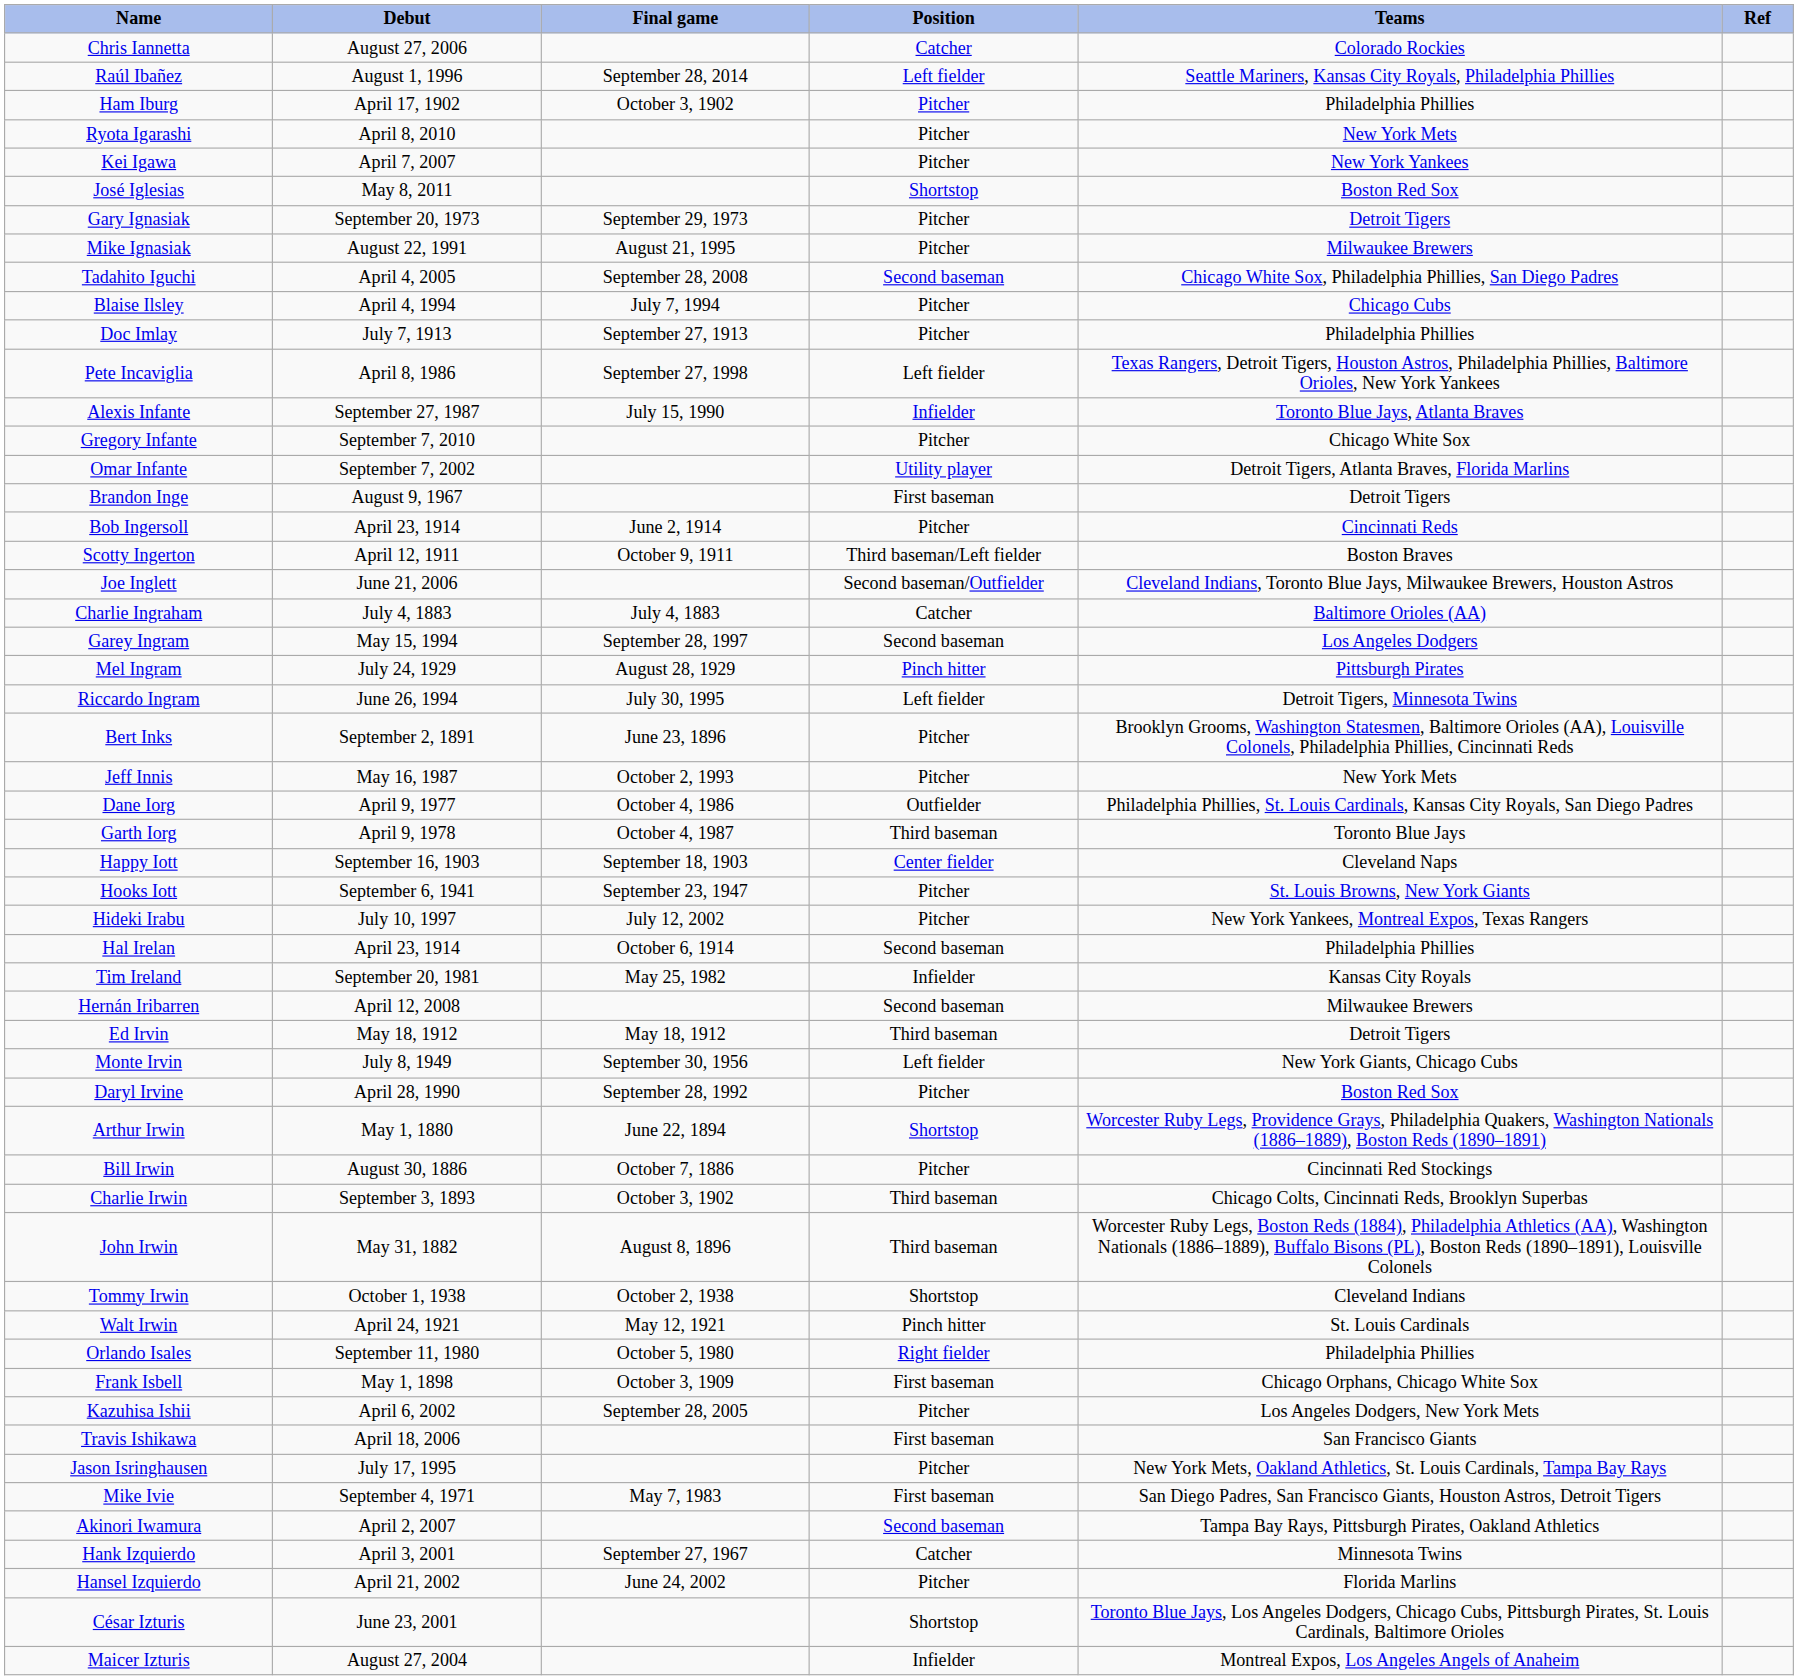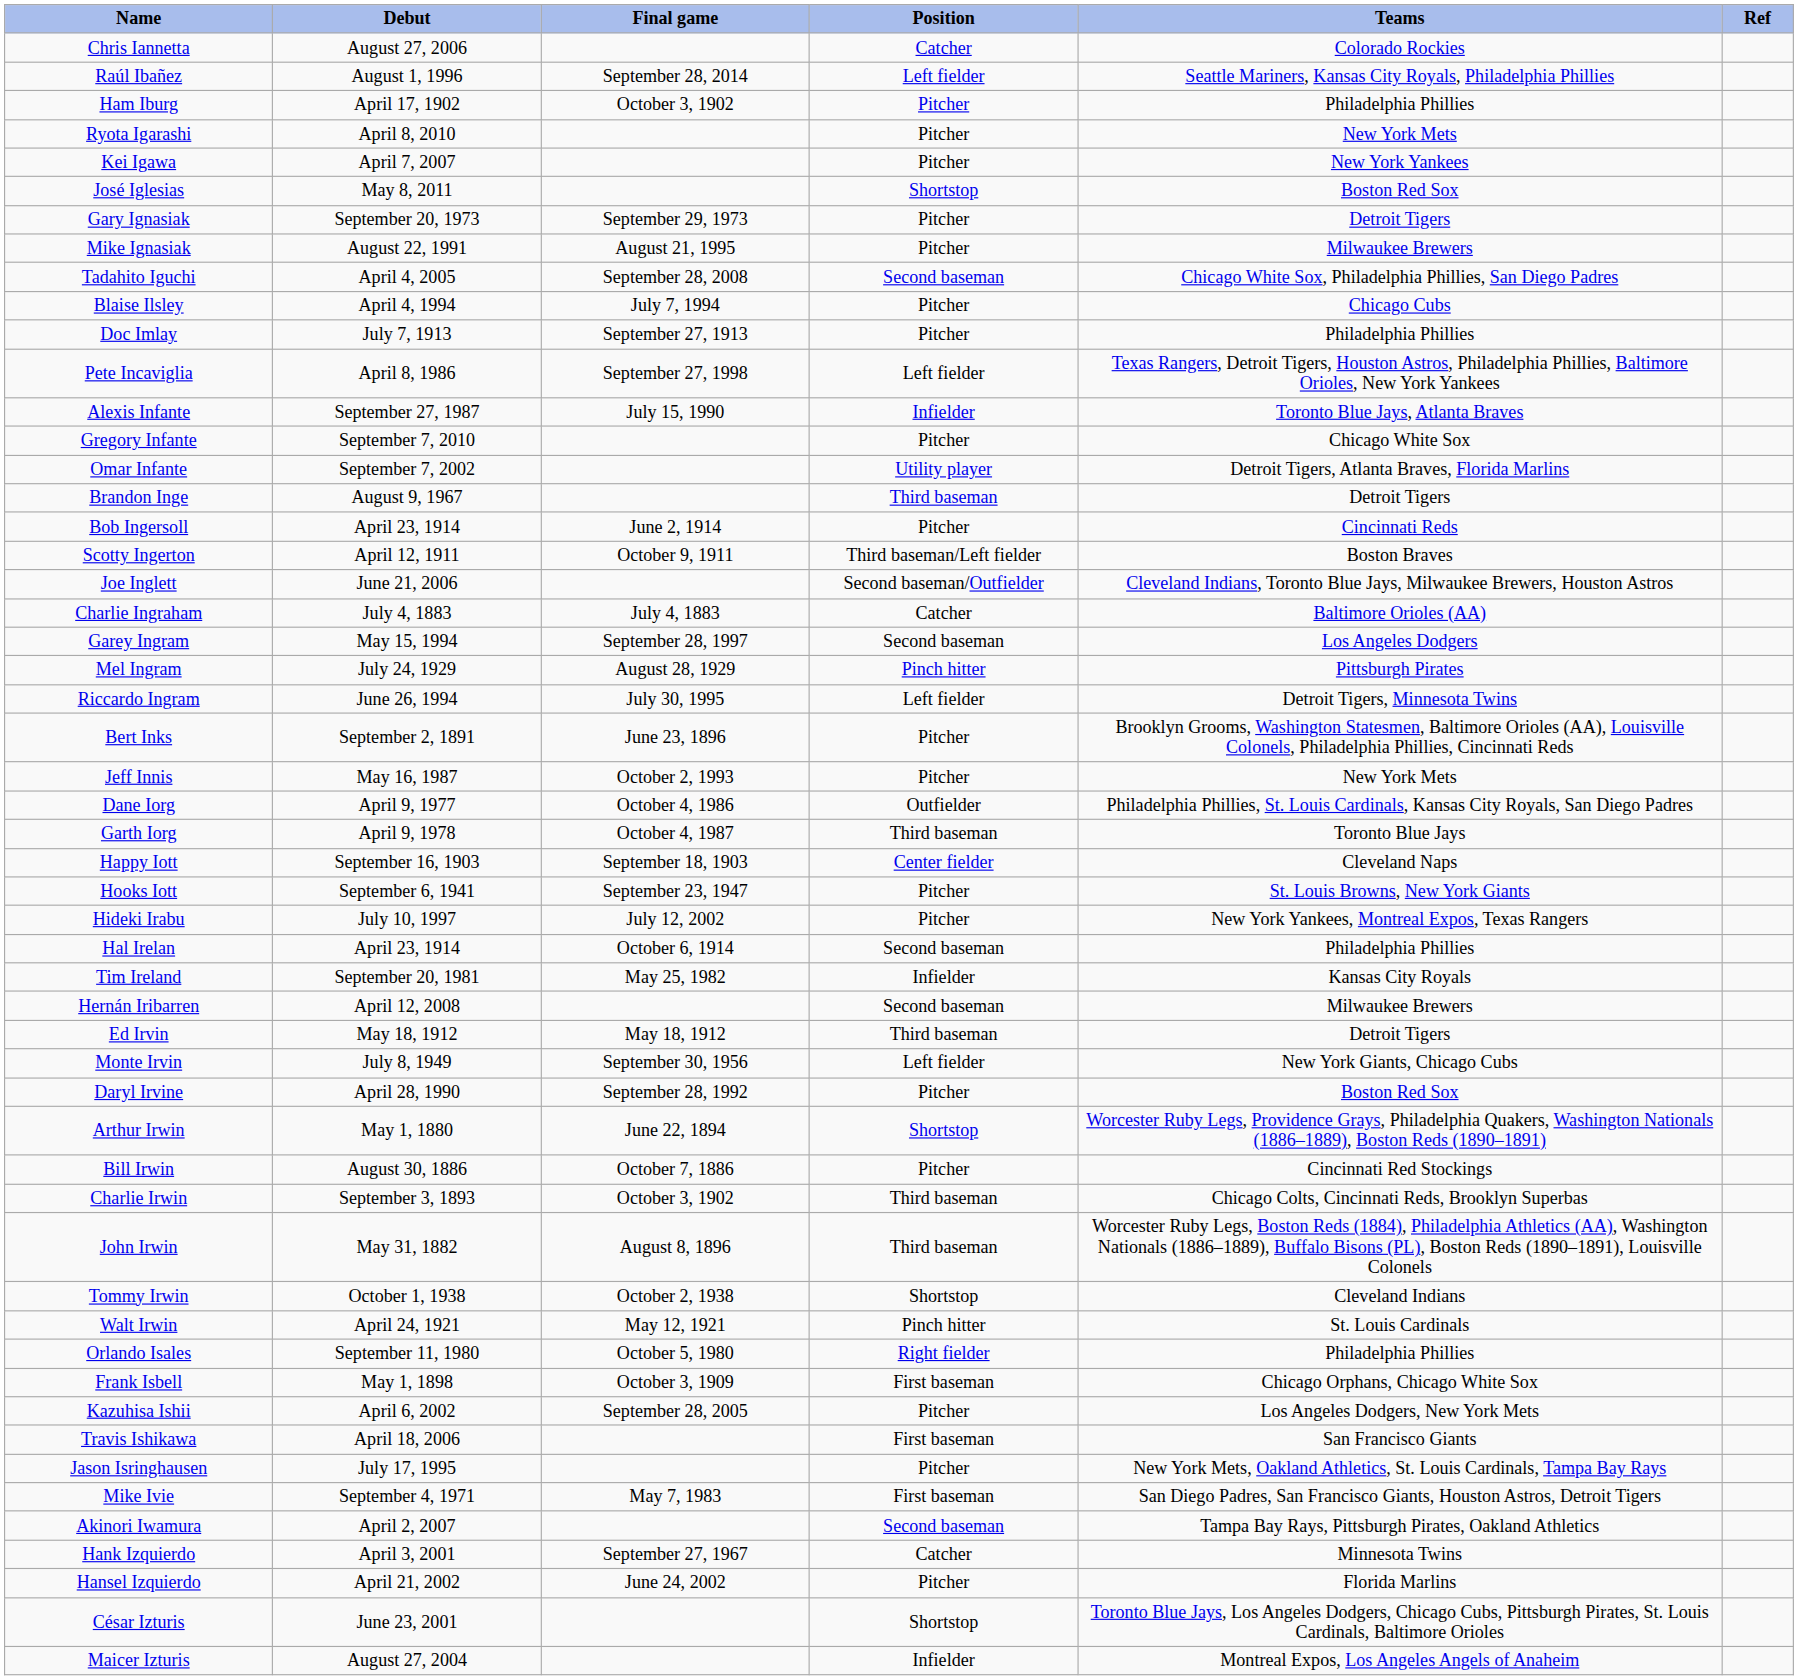(944, 497) First baseman -> (944, 497) Third baseman
